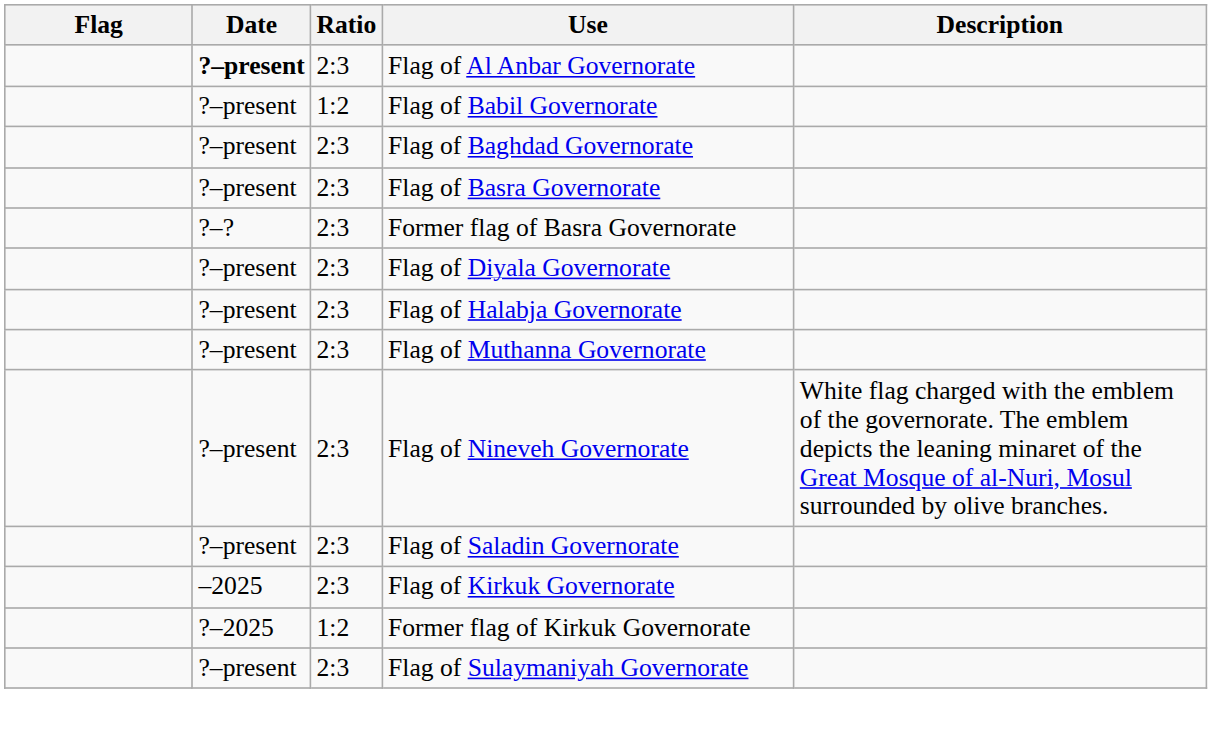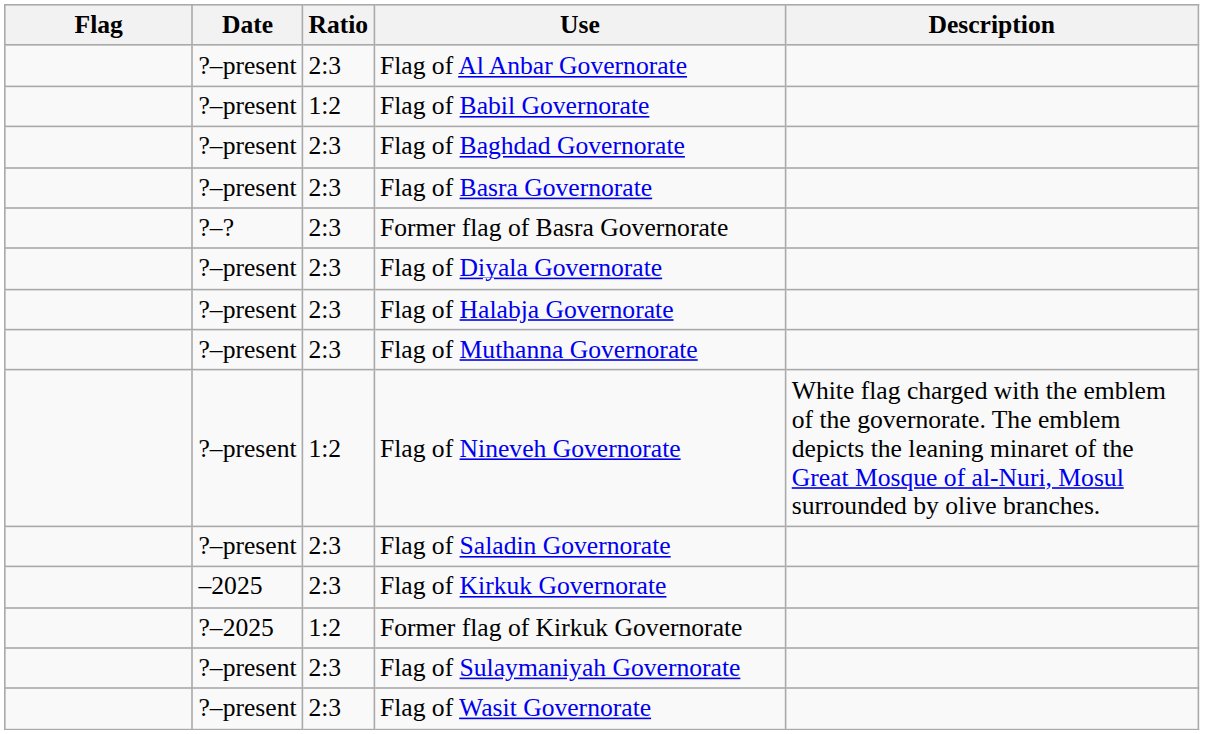(252, 65) bold -> (248, 65) normal
(333, 447) 2:3 -> (325, 447) 1:2
+ row: (516, 708)
